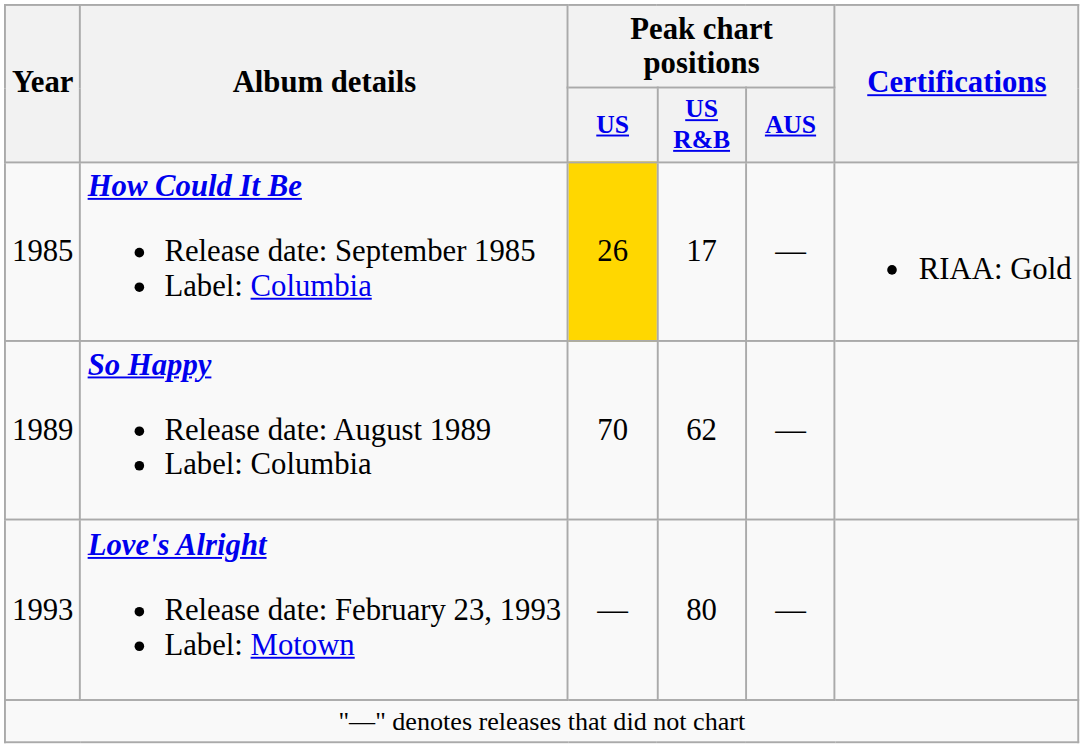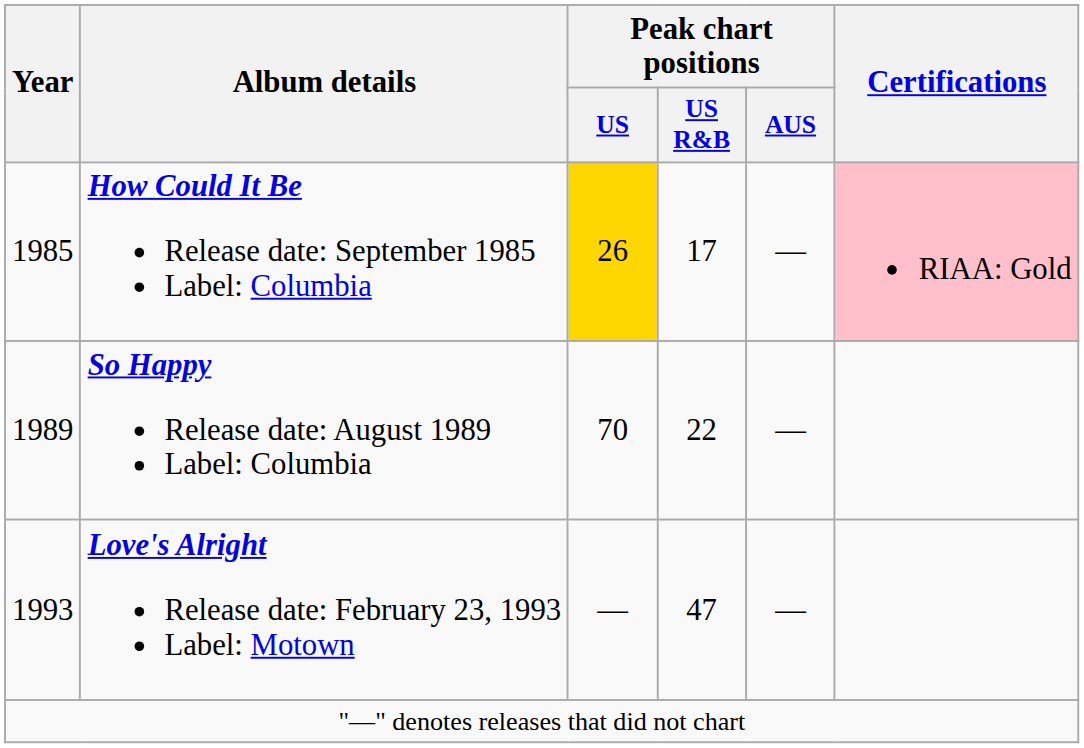(957, 269) no background -> (957, 269) pink background
(702, 430) 62 -> (702, 430) 22
(702, 609) 80 -> (702, 609) 47
